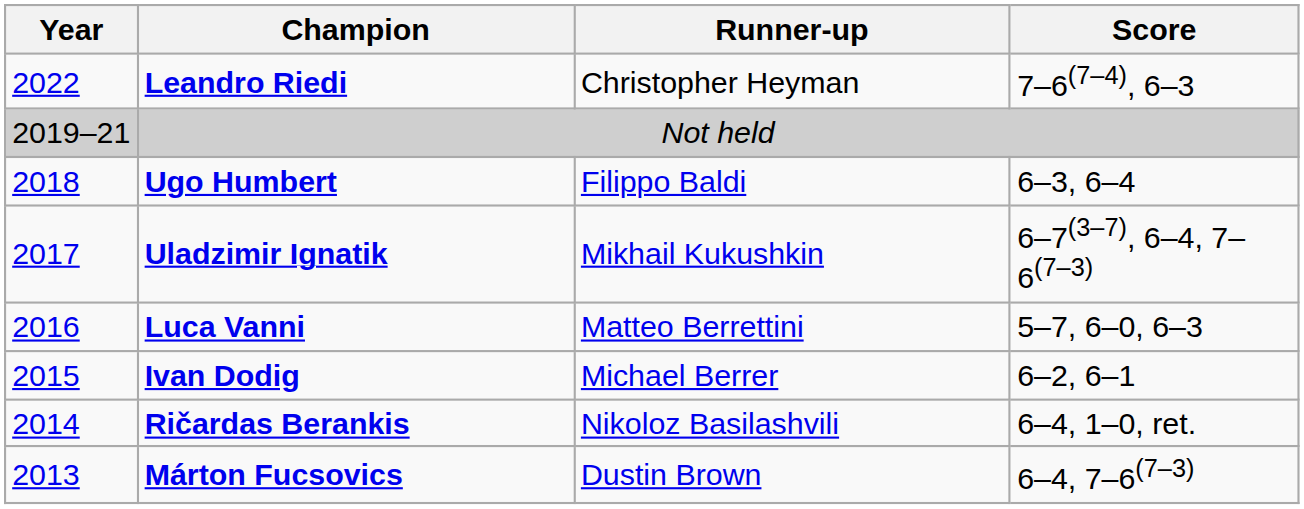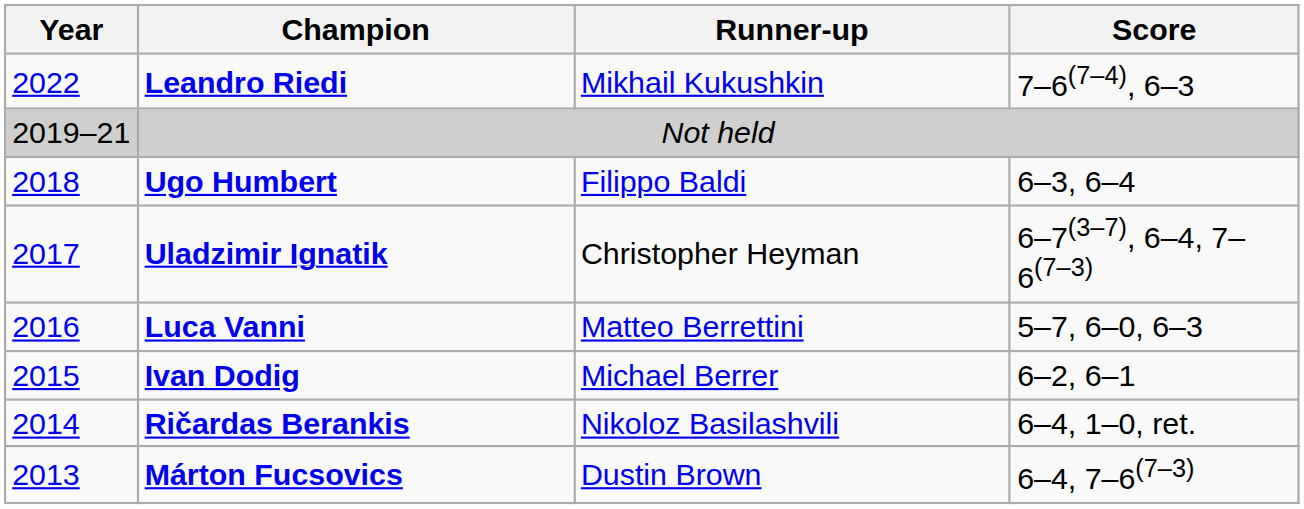(720, 81) Christopher Heyman -> (702, 81) Mikhail Kukushkin
(702, 254) Mikhail Kukushkin -> (720, 254) Christopher Heyman
